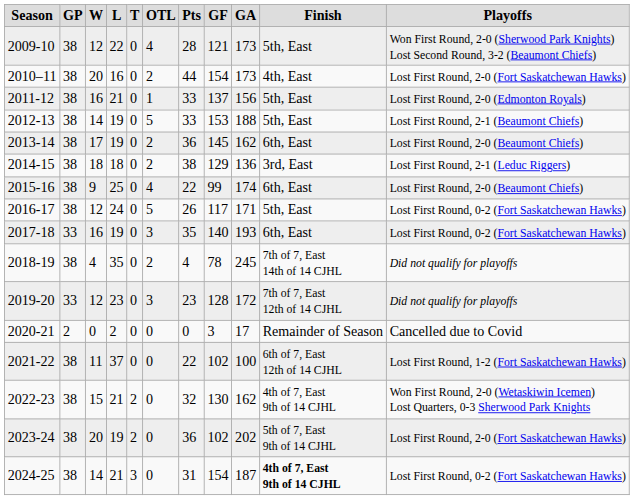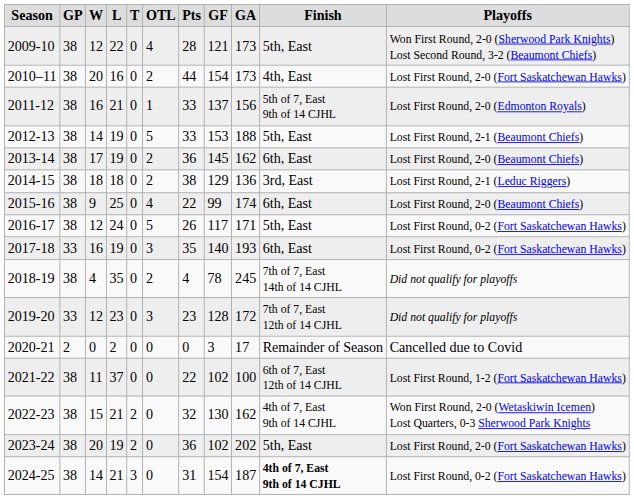(287, 98) 5th, East -> (299, 107) 5th of 7, East 9th of 14 CJHL
(299, 438) 5th of 7, East 9th of 14 CJHL -> (287, 445) 5th, East
